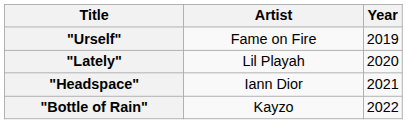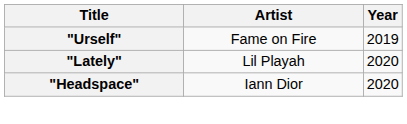(383, 84) 2021 -> (383, 84) 2020
- row: (94, 107)
